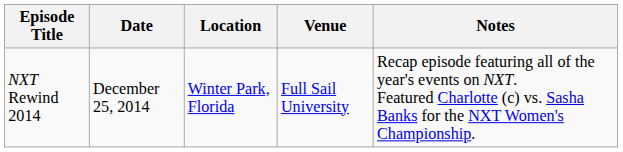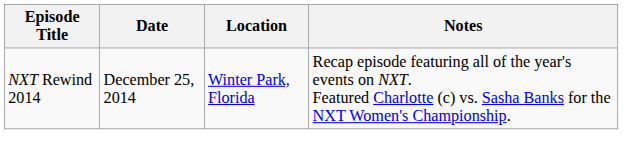- column: (325, 26)
